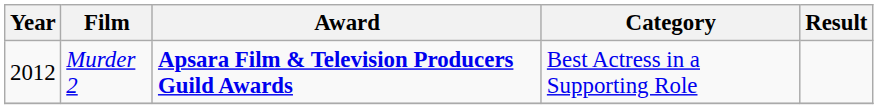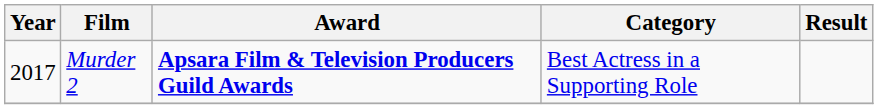(33, 71) 2012 -> (33, 71) 2017
